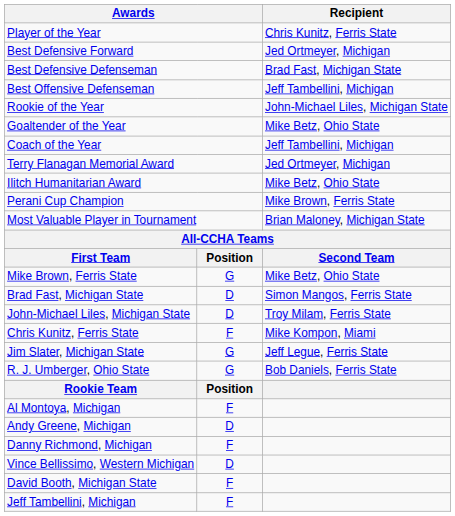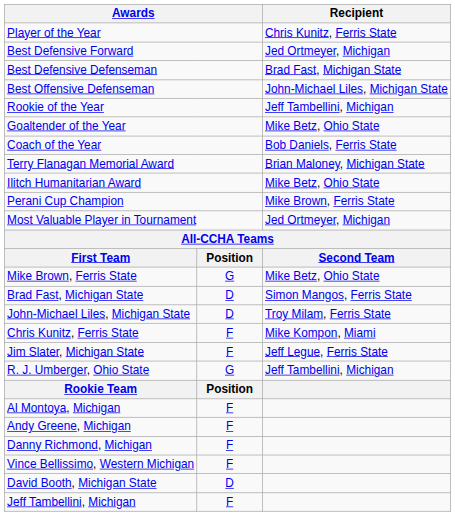(329, 88) Jeff Tambellini, Michigan -> (356, 88) John-Michael Liles, Michigan State
(356, 107) John-Michael Liles, Michigan State -> (329, 107) Jeff Tambellini, Michigan
(329, 145) Jeff Tambellini, Michigan -> (331, 145) Bob Daniels, Ferris State
(328, 164) Jed Ortmeyer, Michigan -> (345, 164) Brian Maloney, Michigan State
(345, 220) Brian Maloney, Michigan State -> (328, 220) Jed Ortmeyer, Michigan
(230, 351) G -> (230, 351) F
(331, 370) Bob Daniels, Ferris State -> (329, 370) Jeff Tambellini, Michigan
(230, 426) D -> (230, 426) F
(230, 464) D -> (230, 464) F
(230, 483) F -> (230, 483) D
